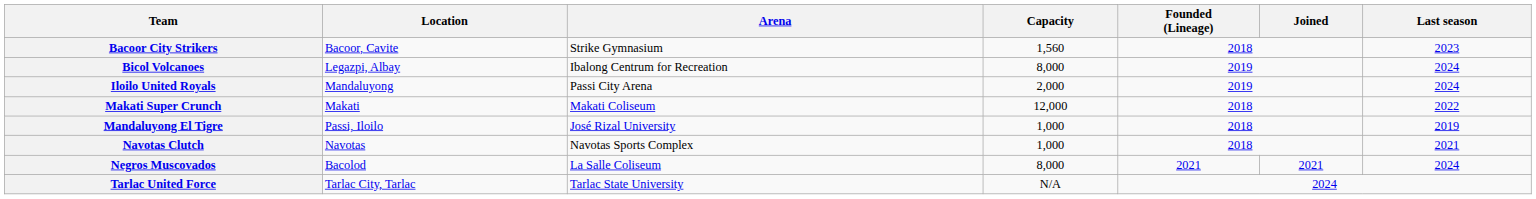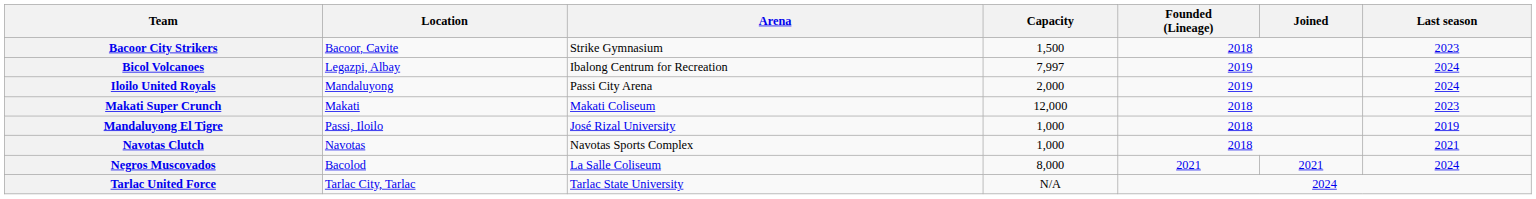(1050, 47) 1,560 -> (1050, 47) 1,500
(1050, 67) 8,000 -> (1050, 67) 7,997
(1447, 106) 2022 -> (1447, 106) 2023
